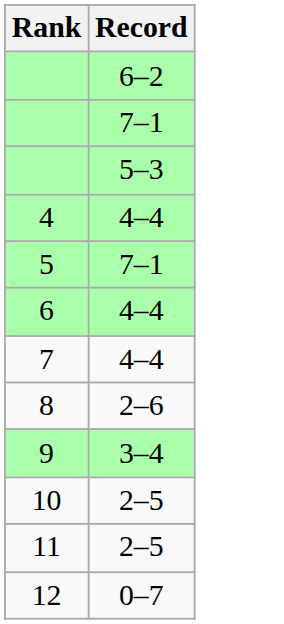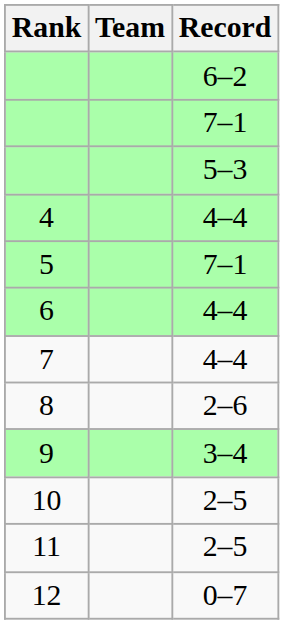+ column: (130, 28)
